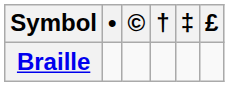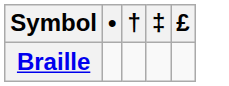- column: (136, 23)
